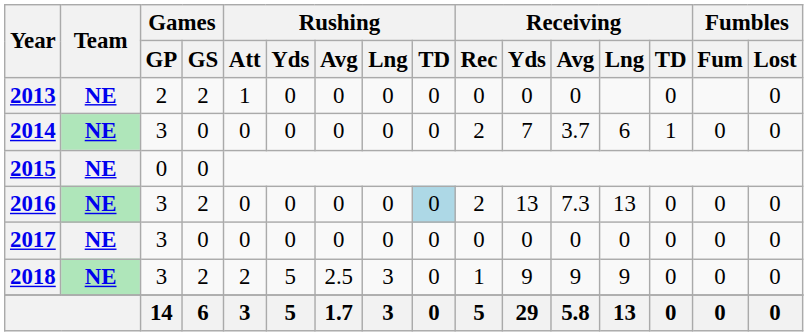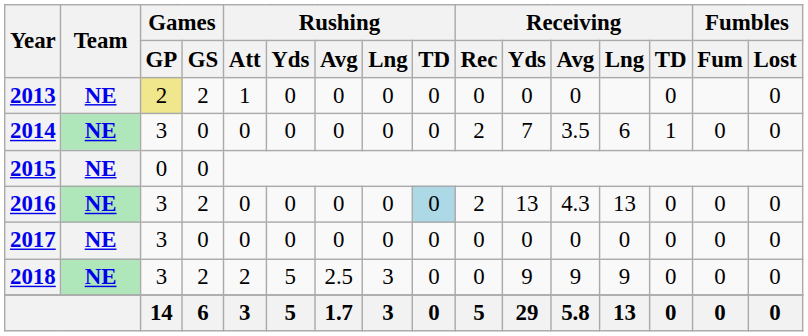(161, 95) no background -> (161, 95) khaki background
(575, 131) 3.7 -> (575, 131) 3.5
(575, 204) 7.3 -> (575, 204) 4.3
(479, 276) 1 -> (479, 276) 0
